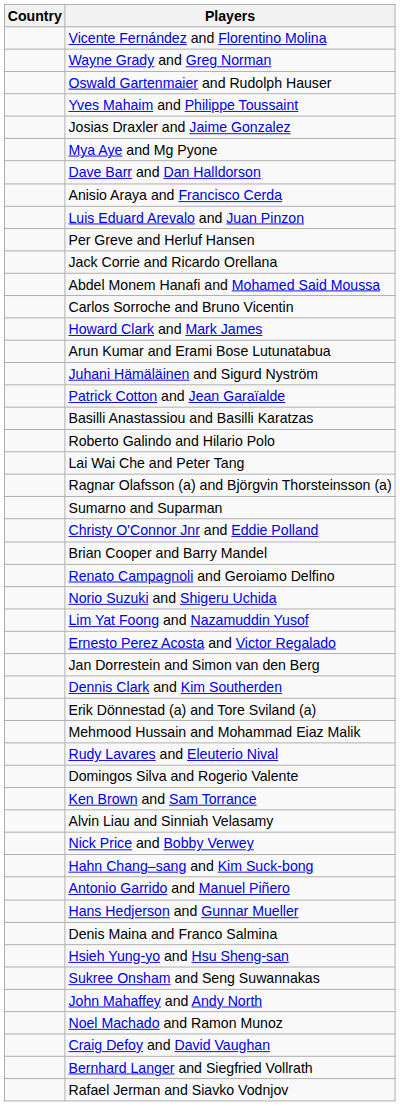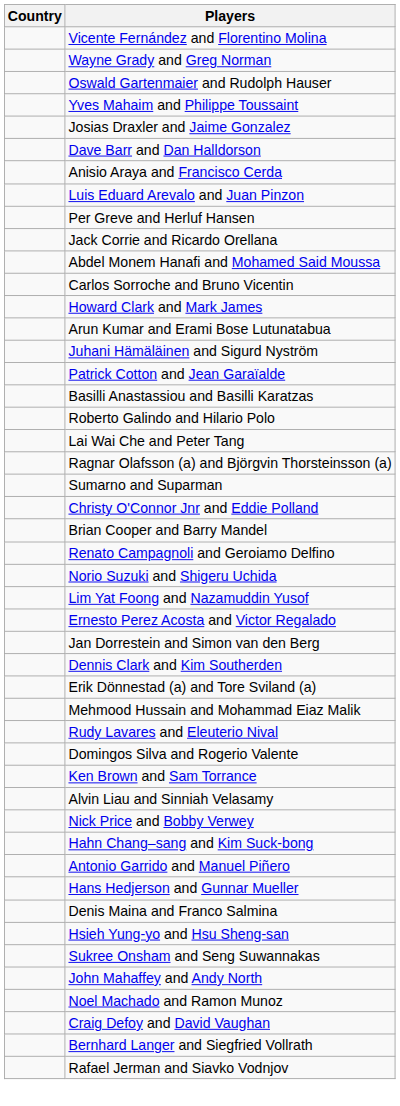- row: (143, 150)
